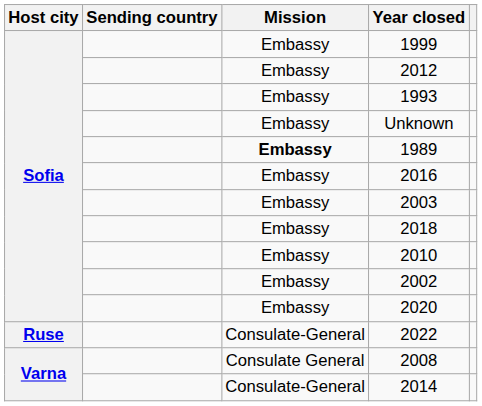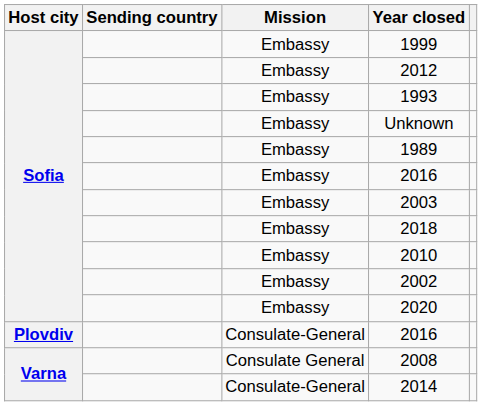(295, 149) bold -> (295, 149) normal
+ row: (43, 334)
- row: (43, 334)
